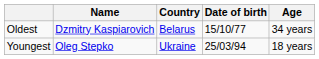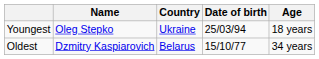rows swapped: (29, 46) <-> (22, 29)
